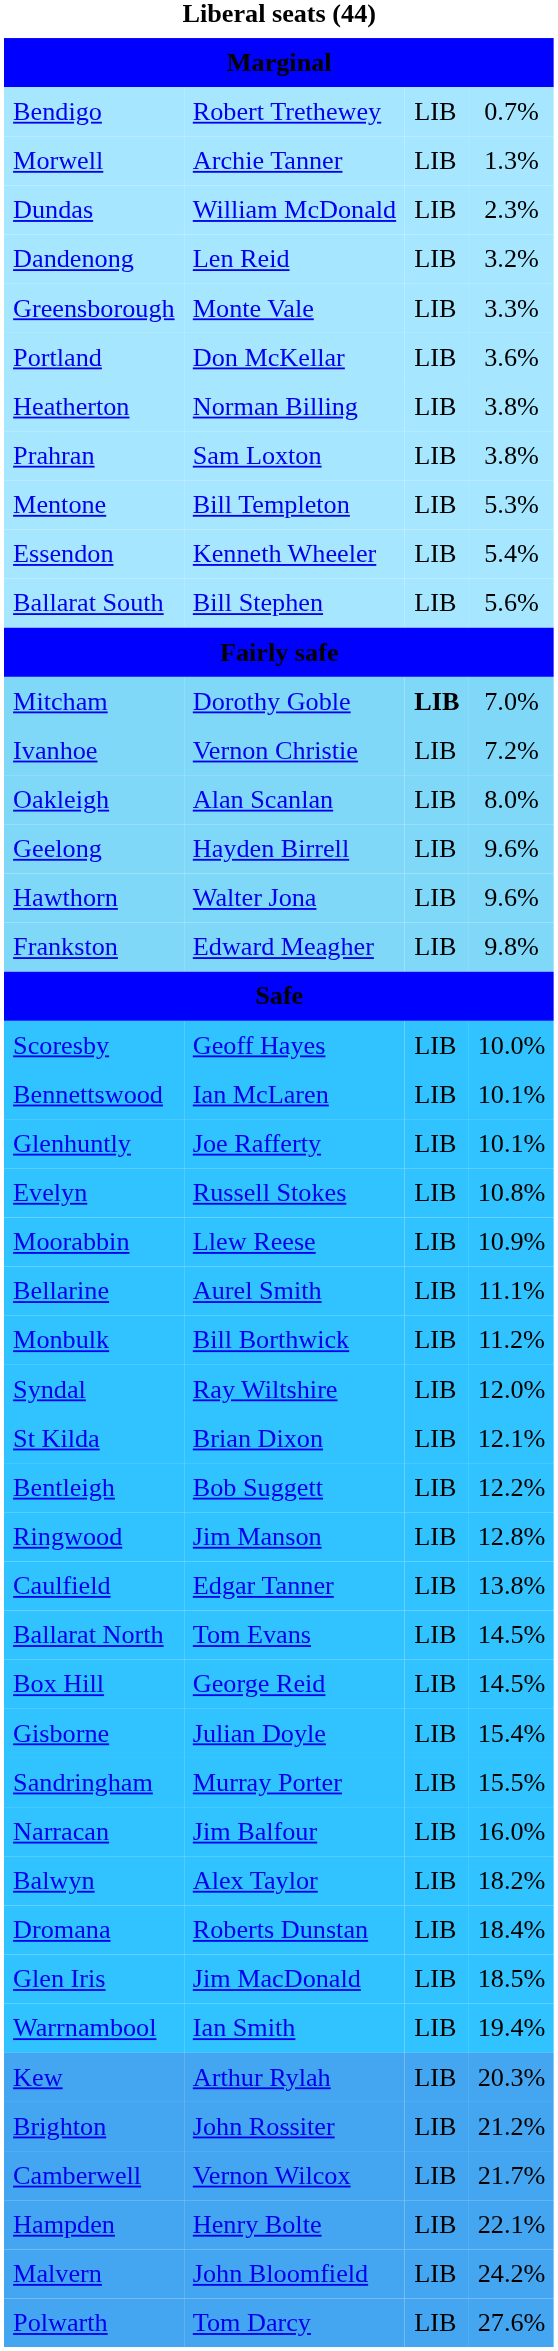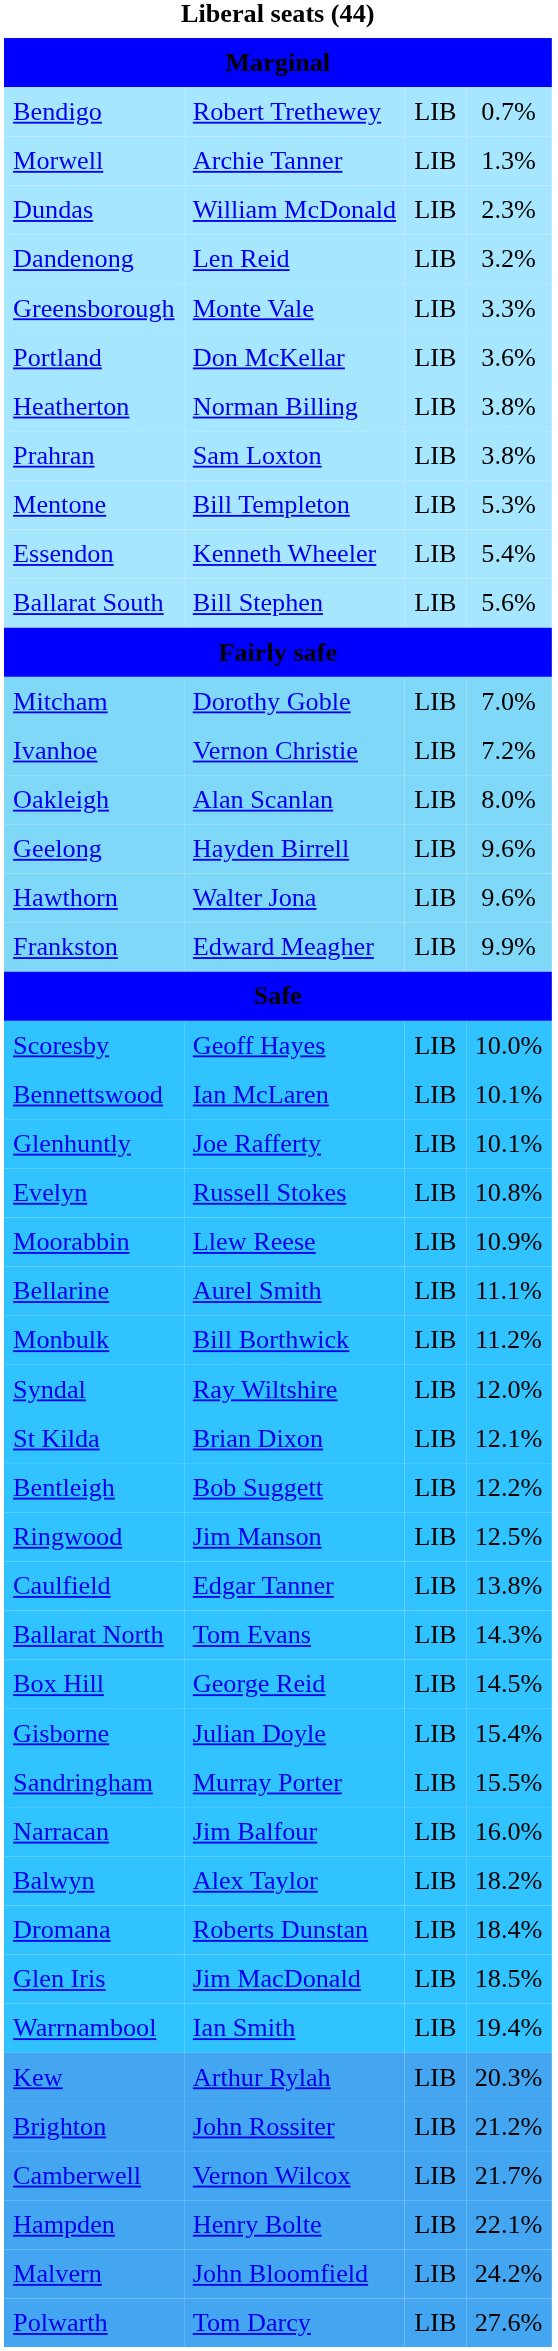(437, 700) bold -> (435, 700) normal
(512, 946) 9.8% -> (509, 946) 9.9%
(512, 1535) 12.8% -> (509, 1535) 12.5%
(512, 1634) 14.5% -> (509, 1634) 14.3%
